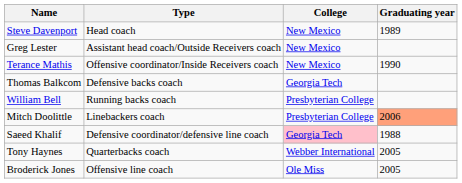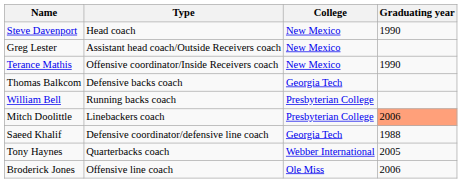(390, 30) 1989 -> (390, 30) 1990
(314, 134) pink background -> (314, 134) no background
(390, 169) 2005 -> (390, 169) 2006
